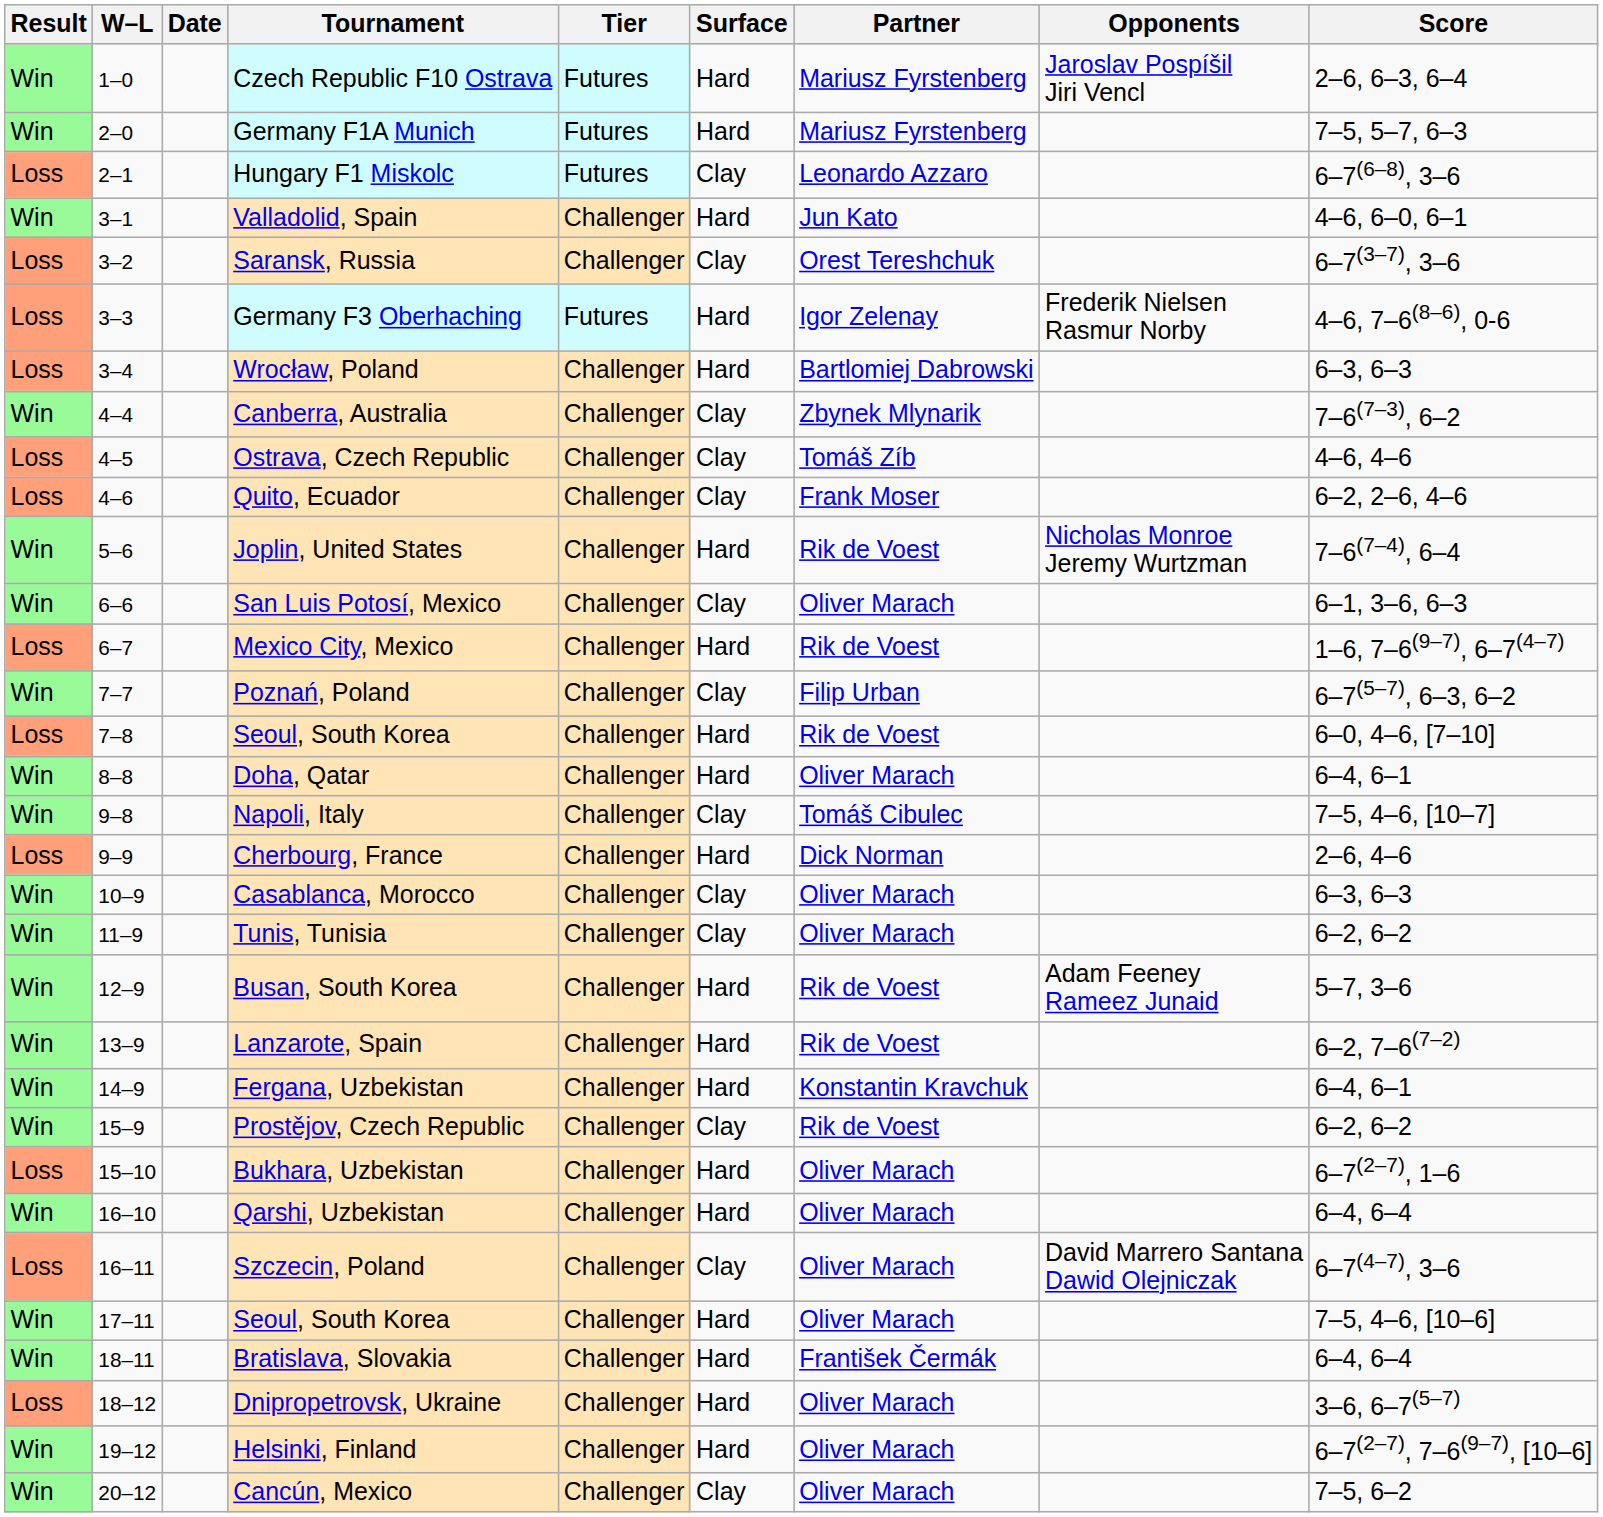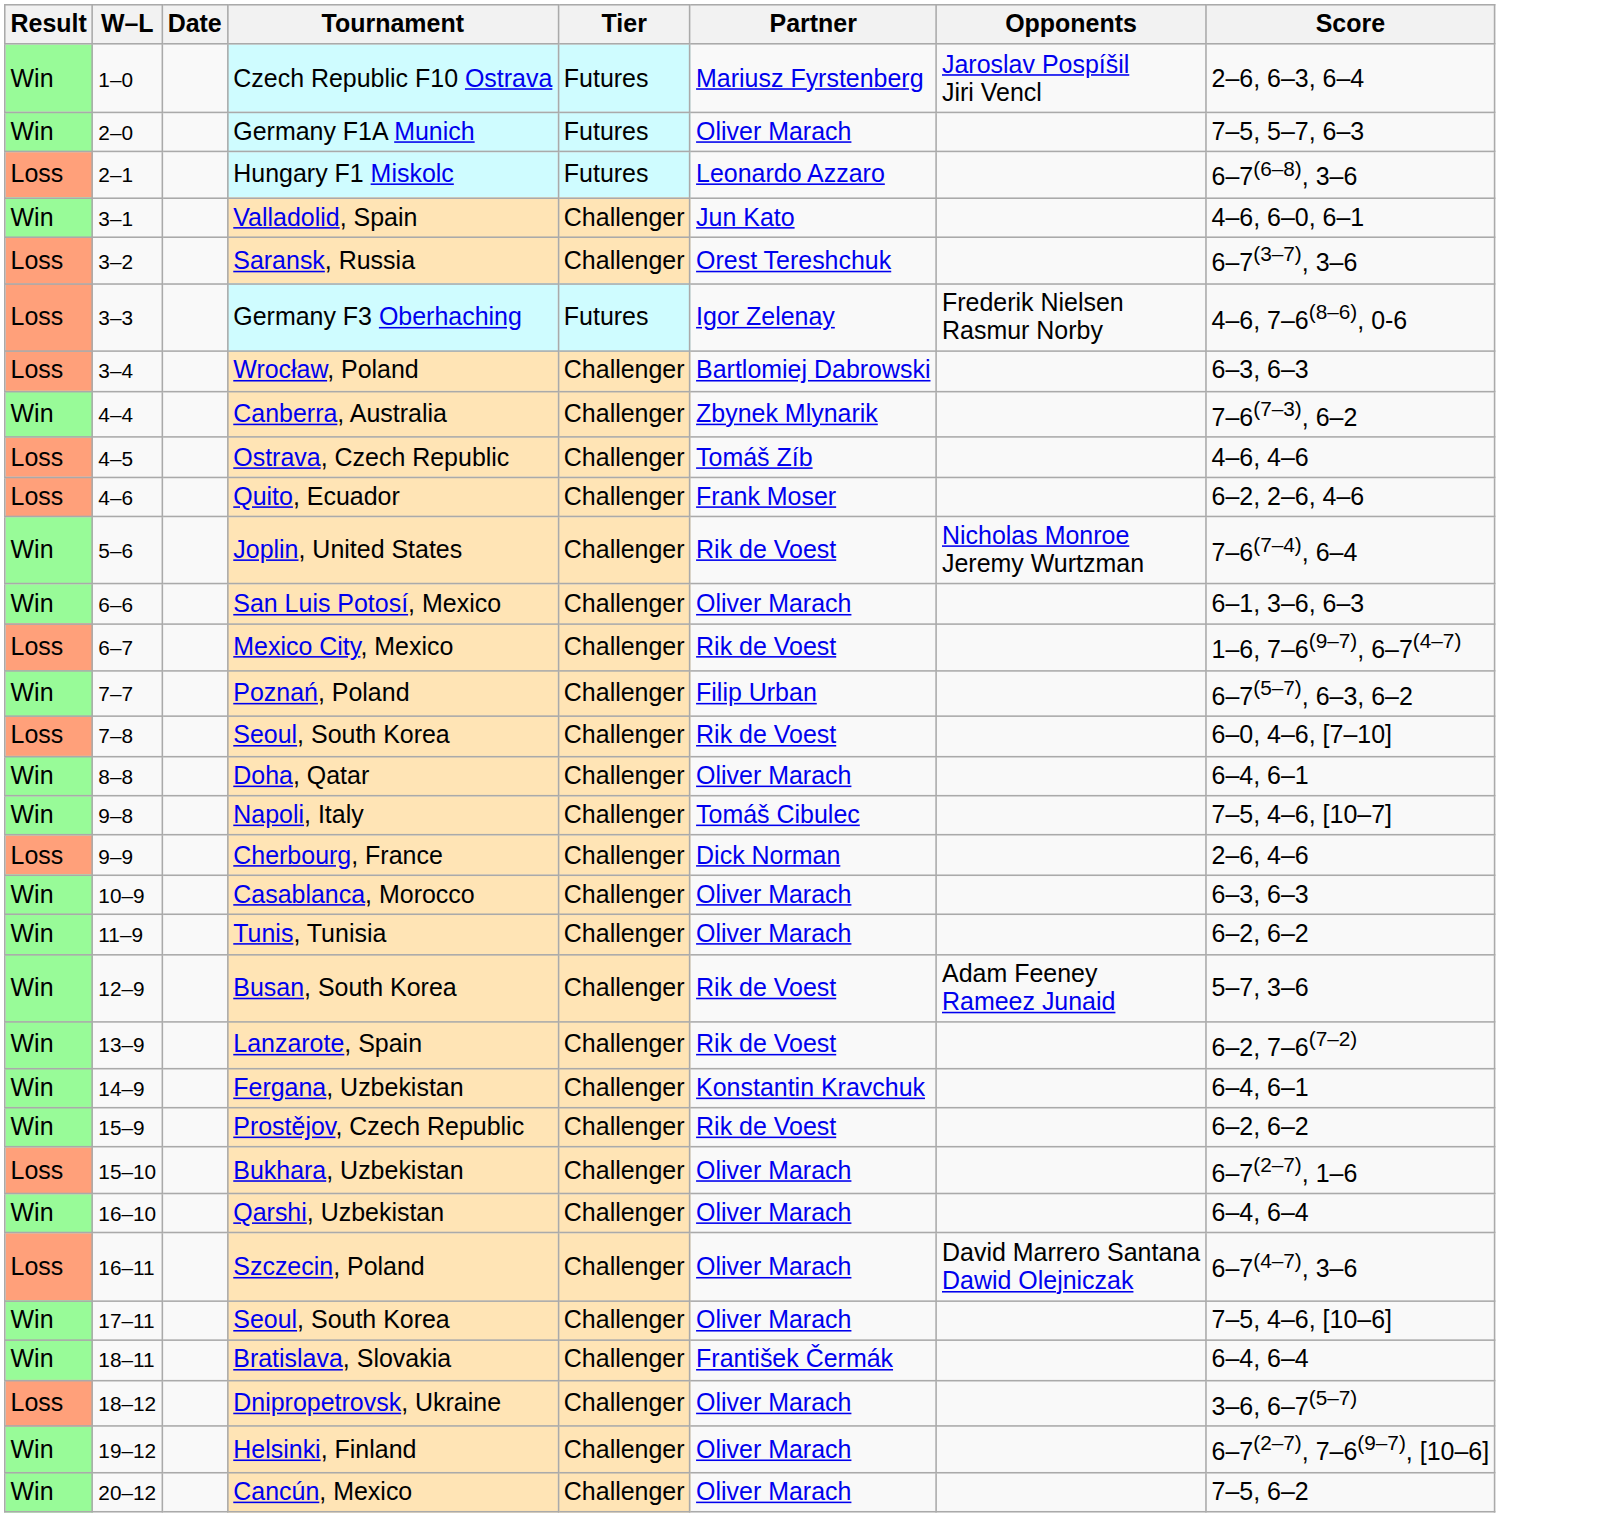- column: (742, 24)
(913, 131) Mariusz Fyrstenberg -> (774, 131) Oliver Marach
